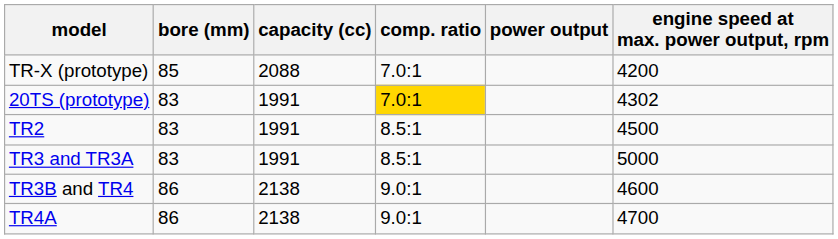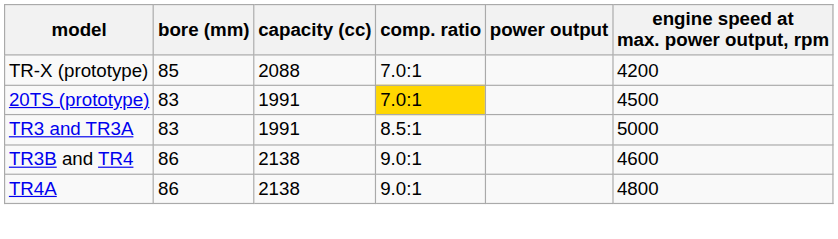(638, 99) 4302 -> (638, 99) 4500
- row: (27, 129)
(638, 218) 4700 -> (638, 188) 4800
